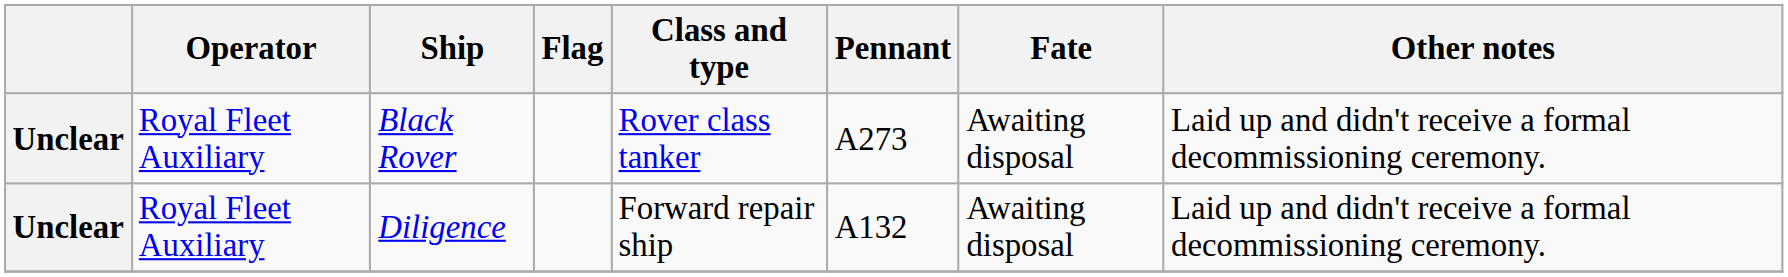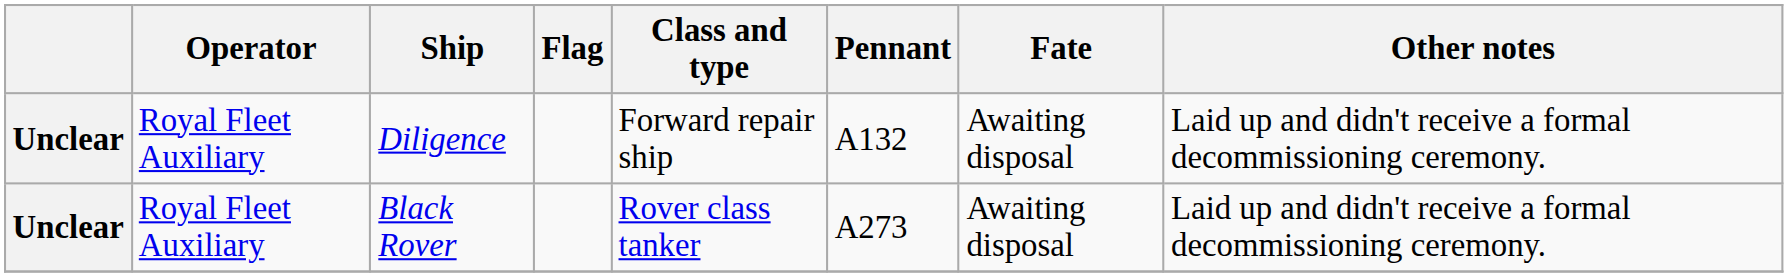rows swapped: (417, 137) <-> (442, 226)
